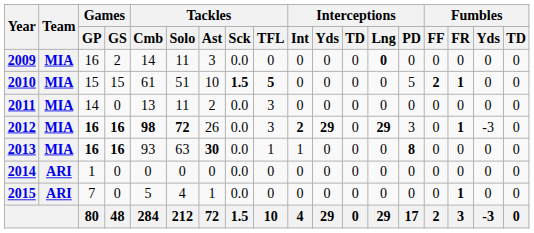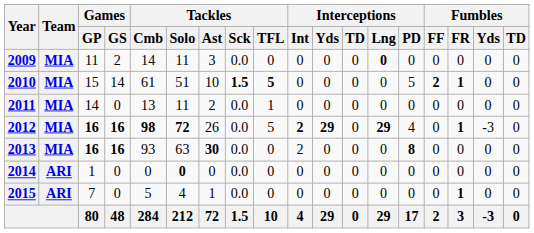(92, 60) 16 -> (92, 60) 11
(117, 82) 15 -> (117, 82) 14
(271, 104) 3 -> (271, 104) 1
(271, 127) 3 -> (271, 127) 5
(412, 127) 3 -> (412, 127) 4
(271, 149) 1 -> (271, 149) 0
(300, 149) 1 -> (300, 149) 2
(182, 171) normal -> (182, 171) bold
